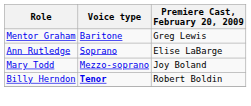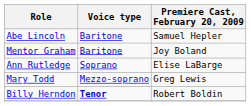+ row: (36, 36)
(180, 36) Greg Lewis -> (180, 51) Joy Boland
(180, 65) Joy Boland -> (180, 79) Greg Lewis
